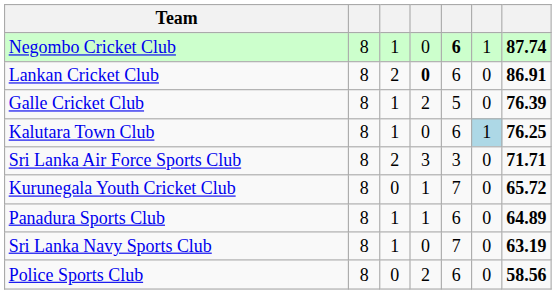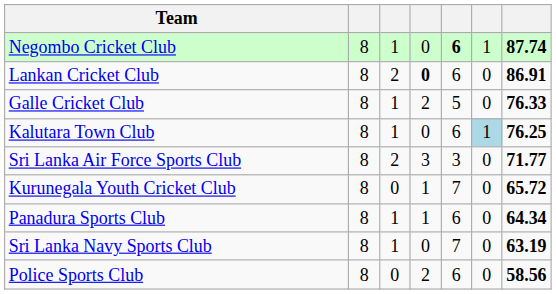(526, 103) 76.39 -> (526, 103) 76.33
(526, 160) 71.71 -> (526, 160) 71.77
(526, 217) 64.89 -> (526, 217) 64.34
